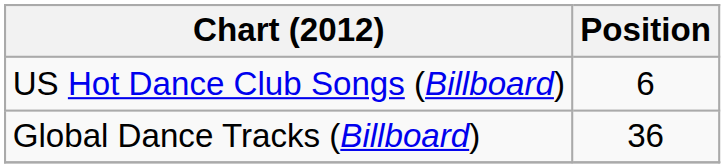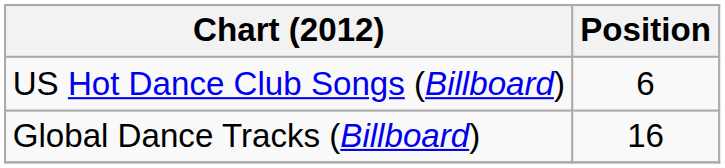(646, 135) 36 -> (646, 135) 16
